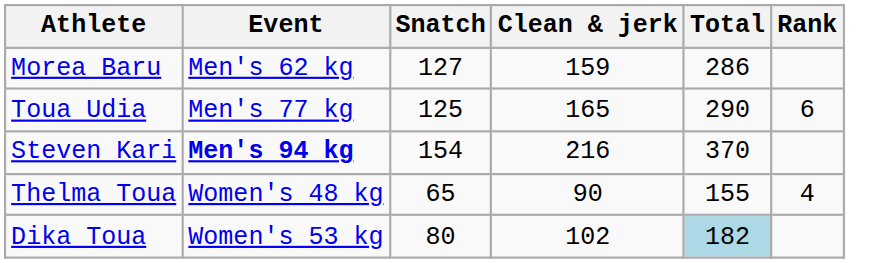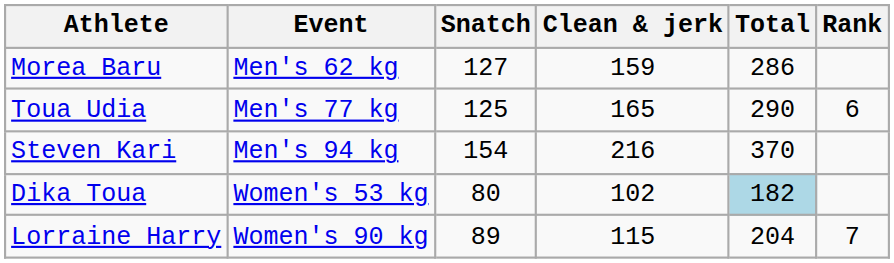(271, 152) bold -> (316, 152) normal
- row: (94, 194)
+ row: (116, 236)
